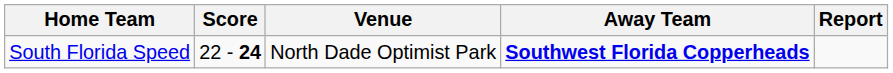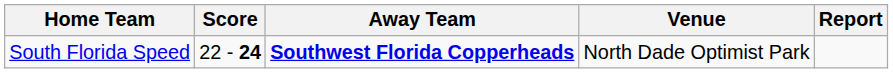columns swapped: (657, 20) <-> (383, 20)
